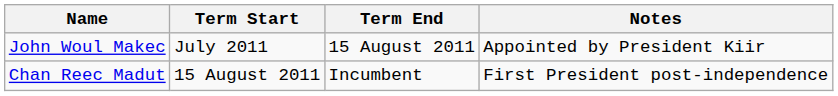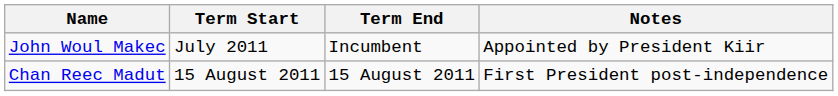(402, 47) 15 August 2011 -> (376, 47) Incumbent
(376, 76) Incumbent -> (402, 76) 15 August 2011
